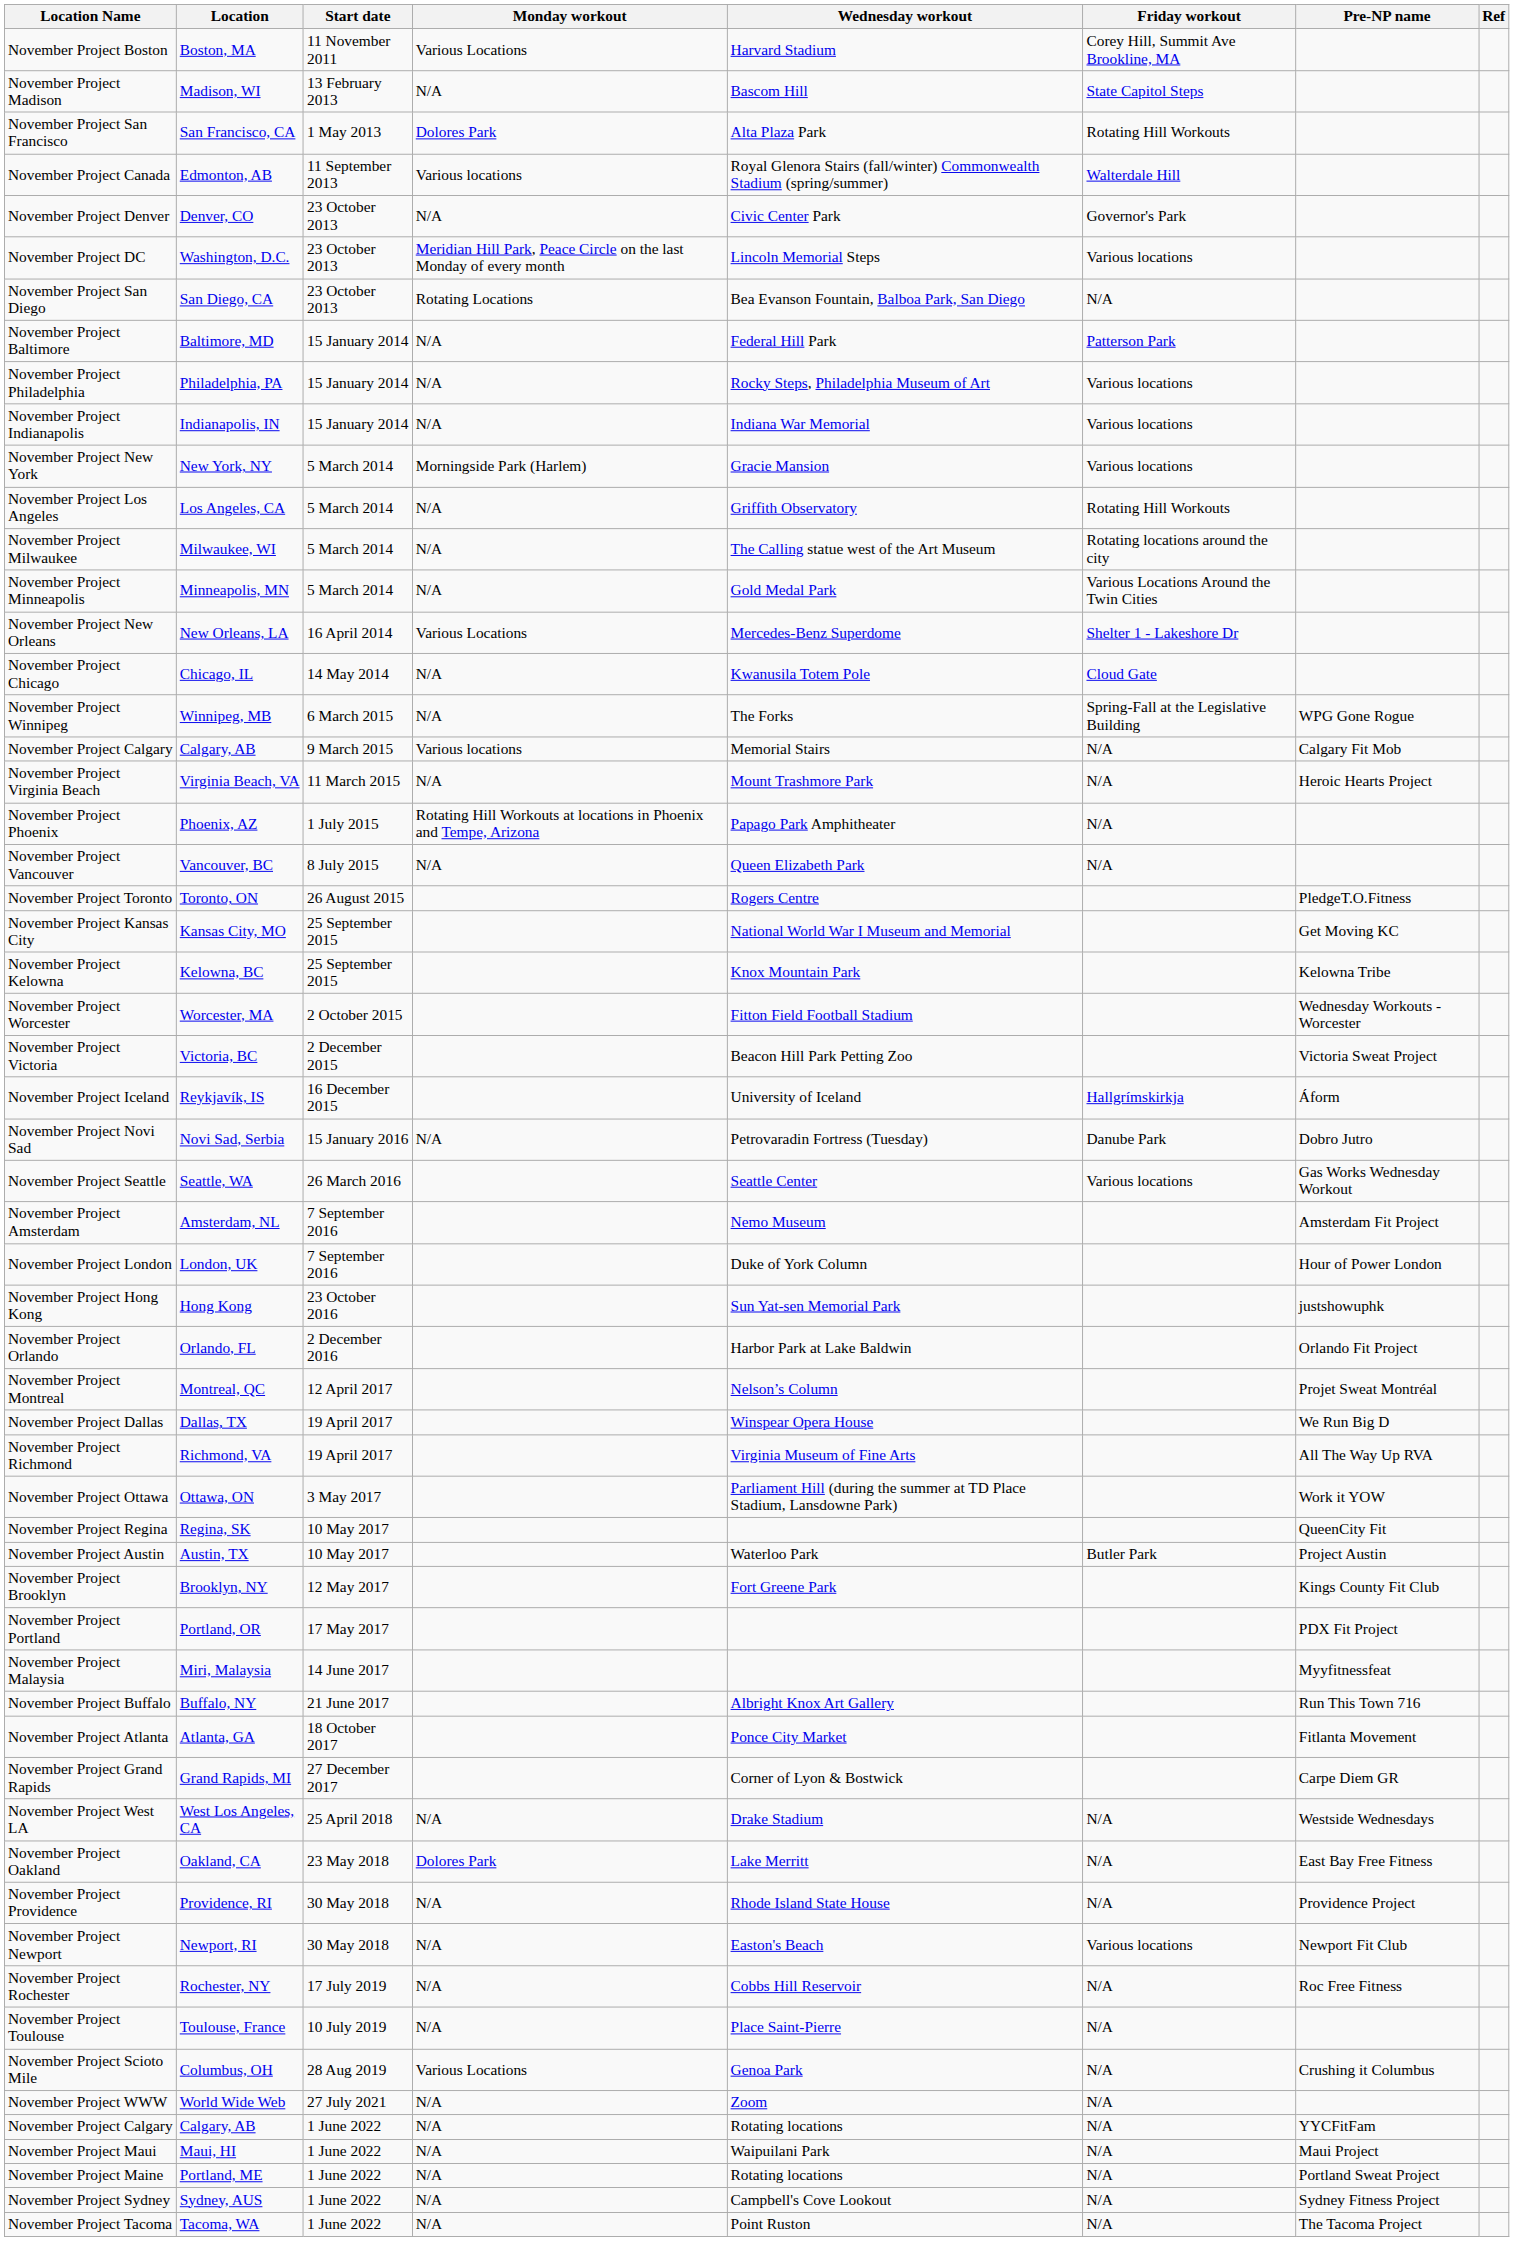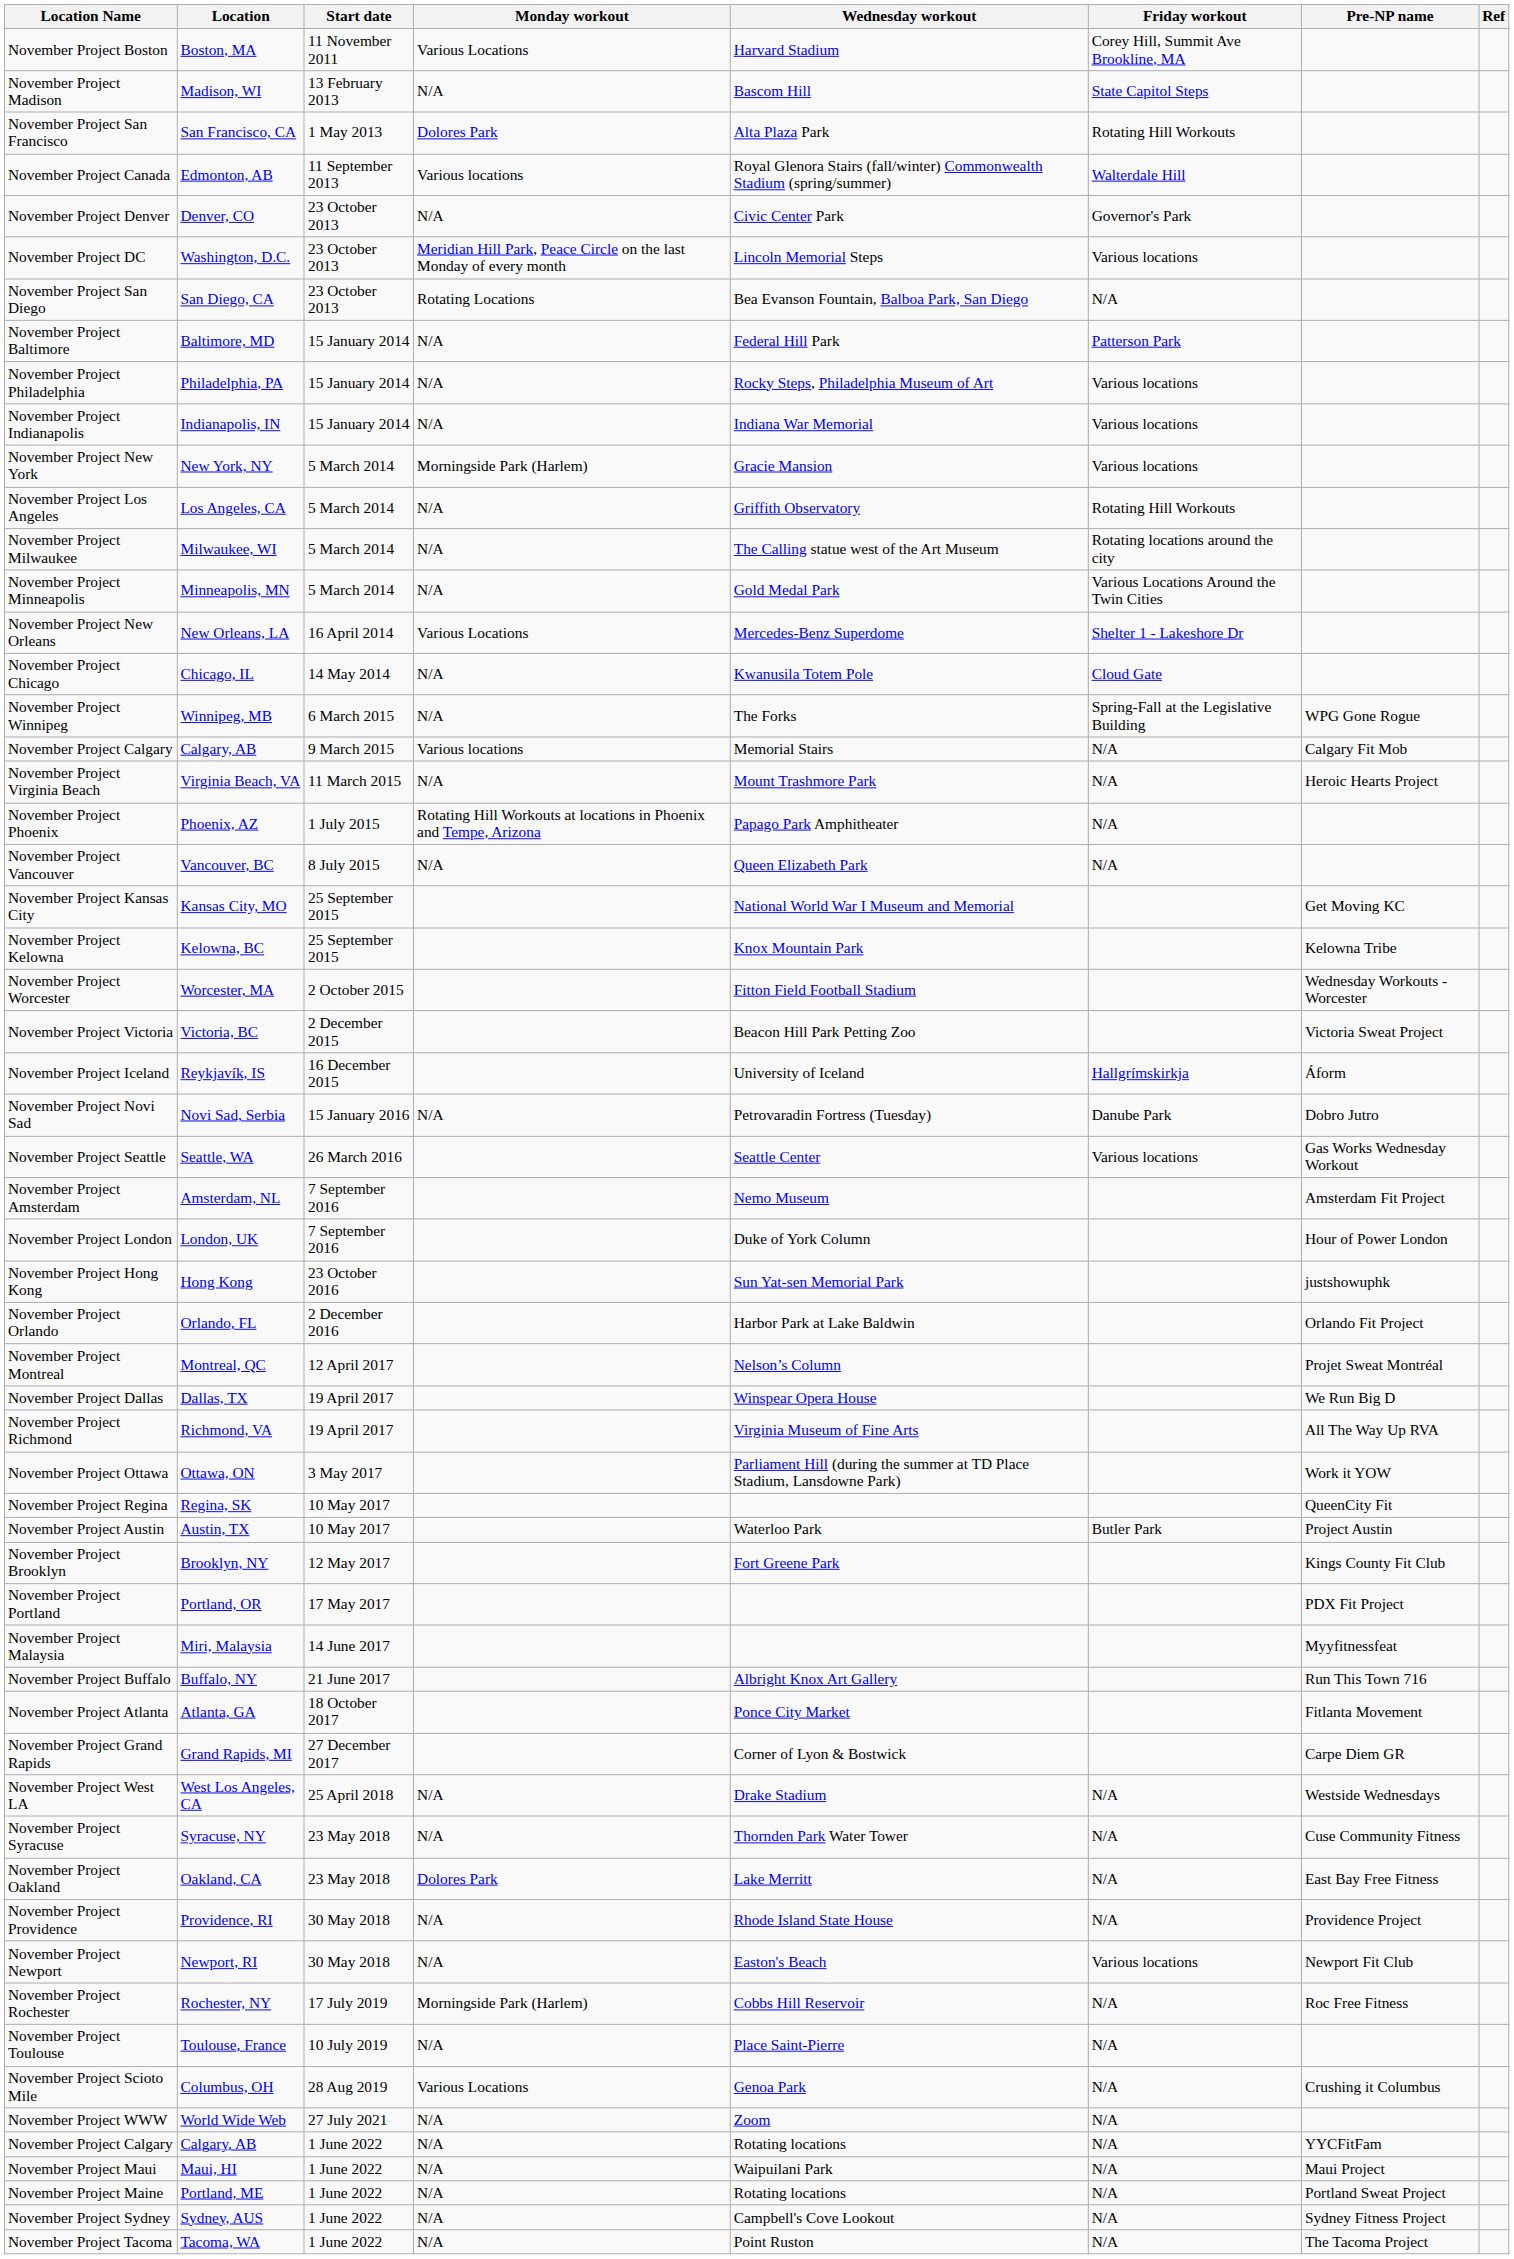- row: (90, 898)
+ row: (64, 1837)
(429, 1986) N/A -> (502, 2003) Morningside Park (Harlem)
